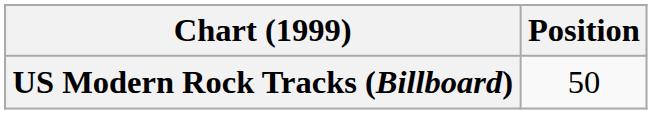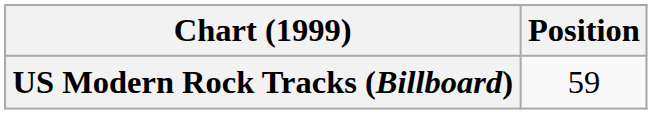(584, 81) 50 -> (584, 81) 59
